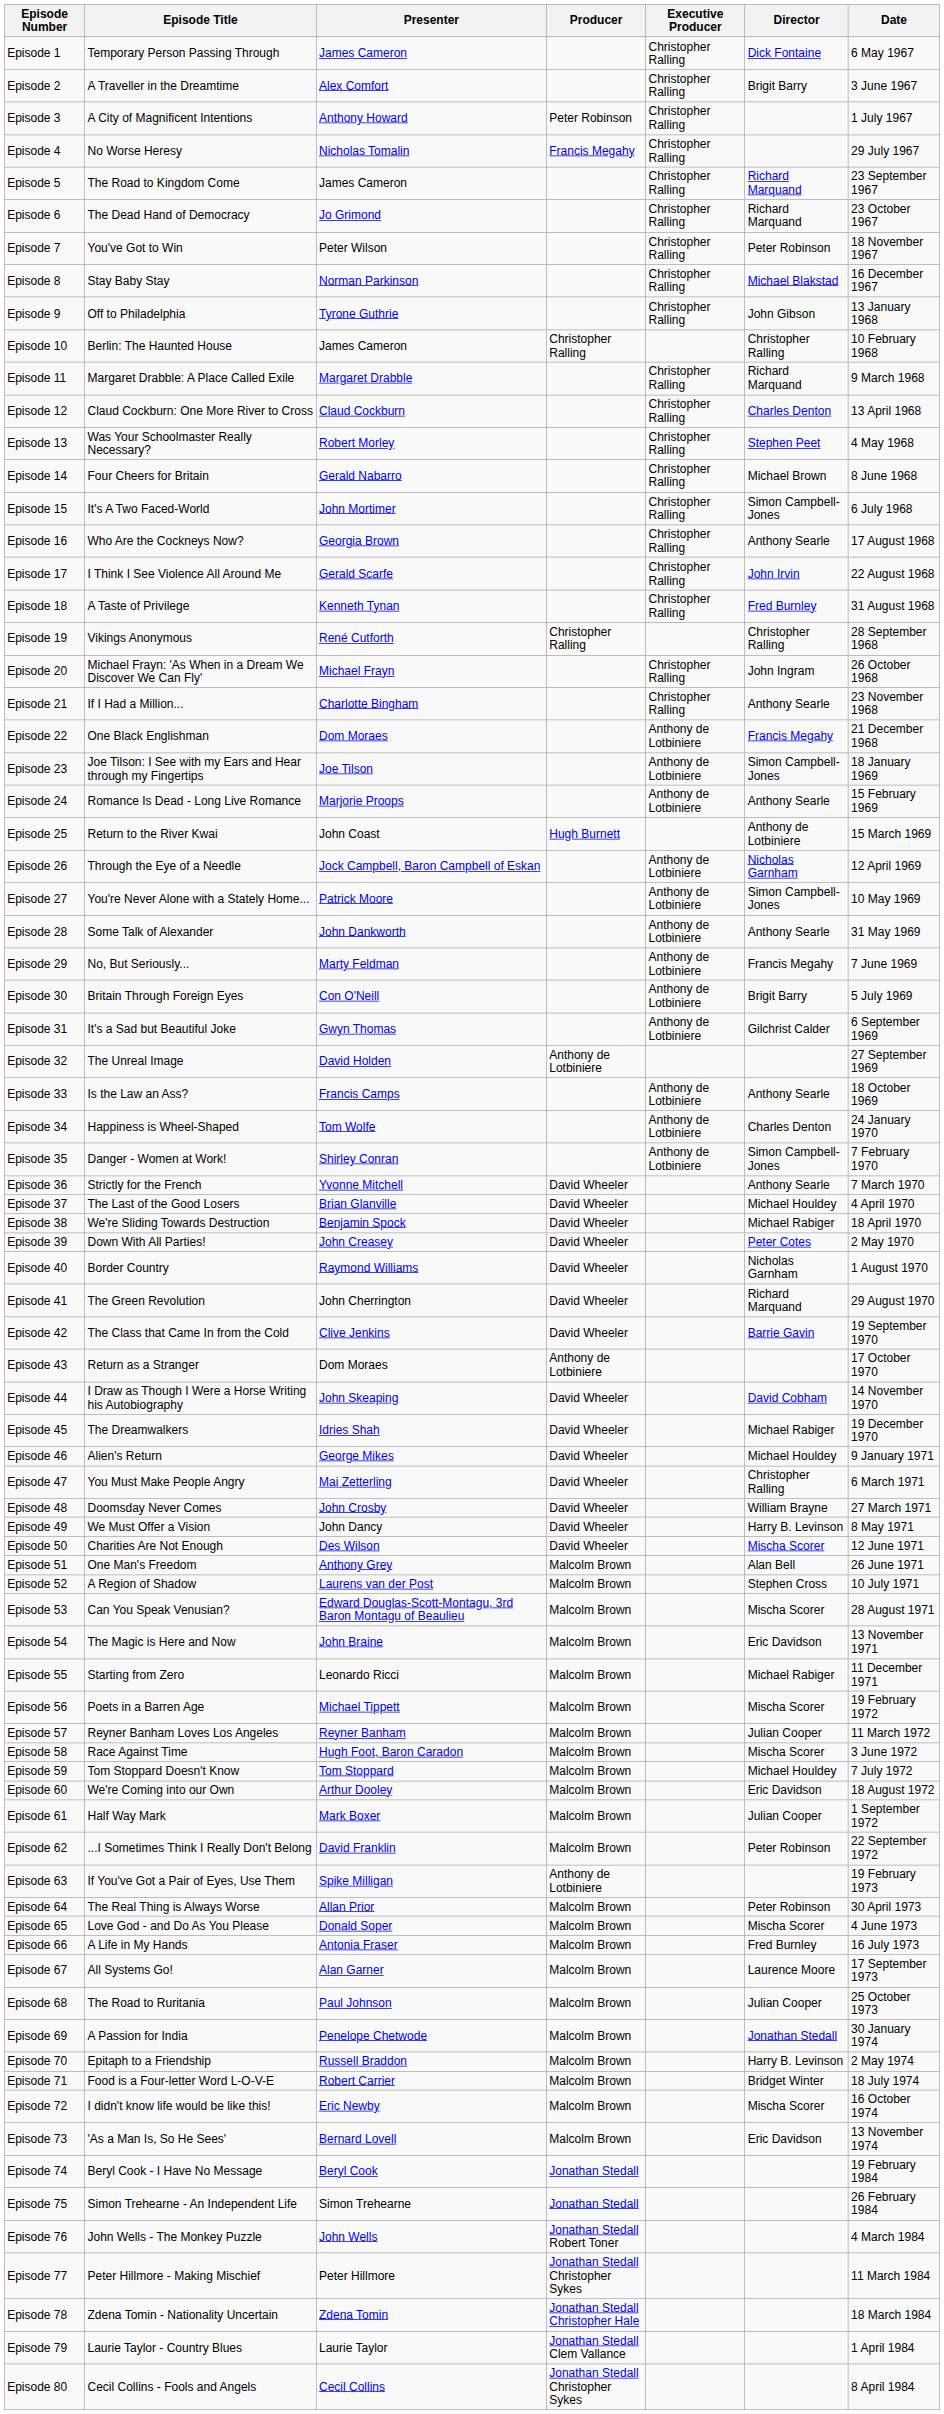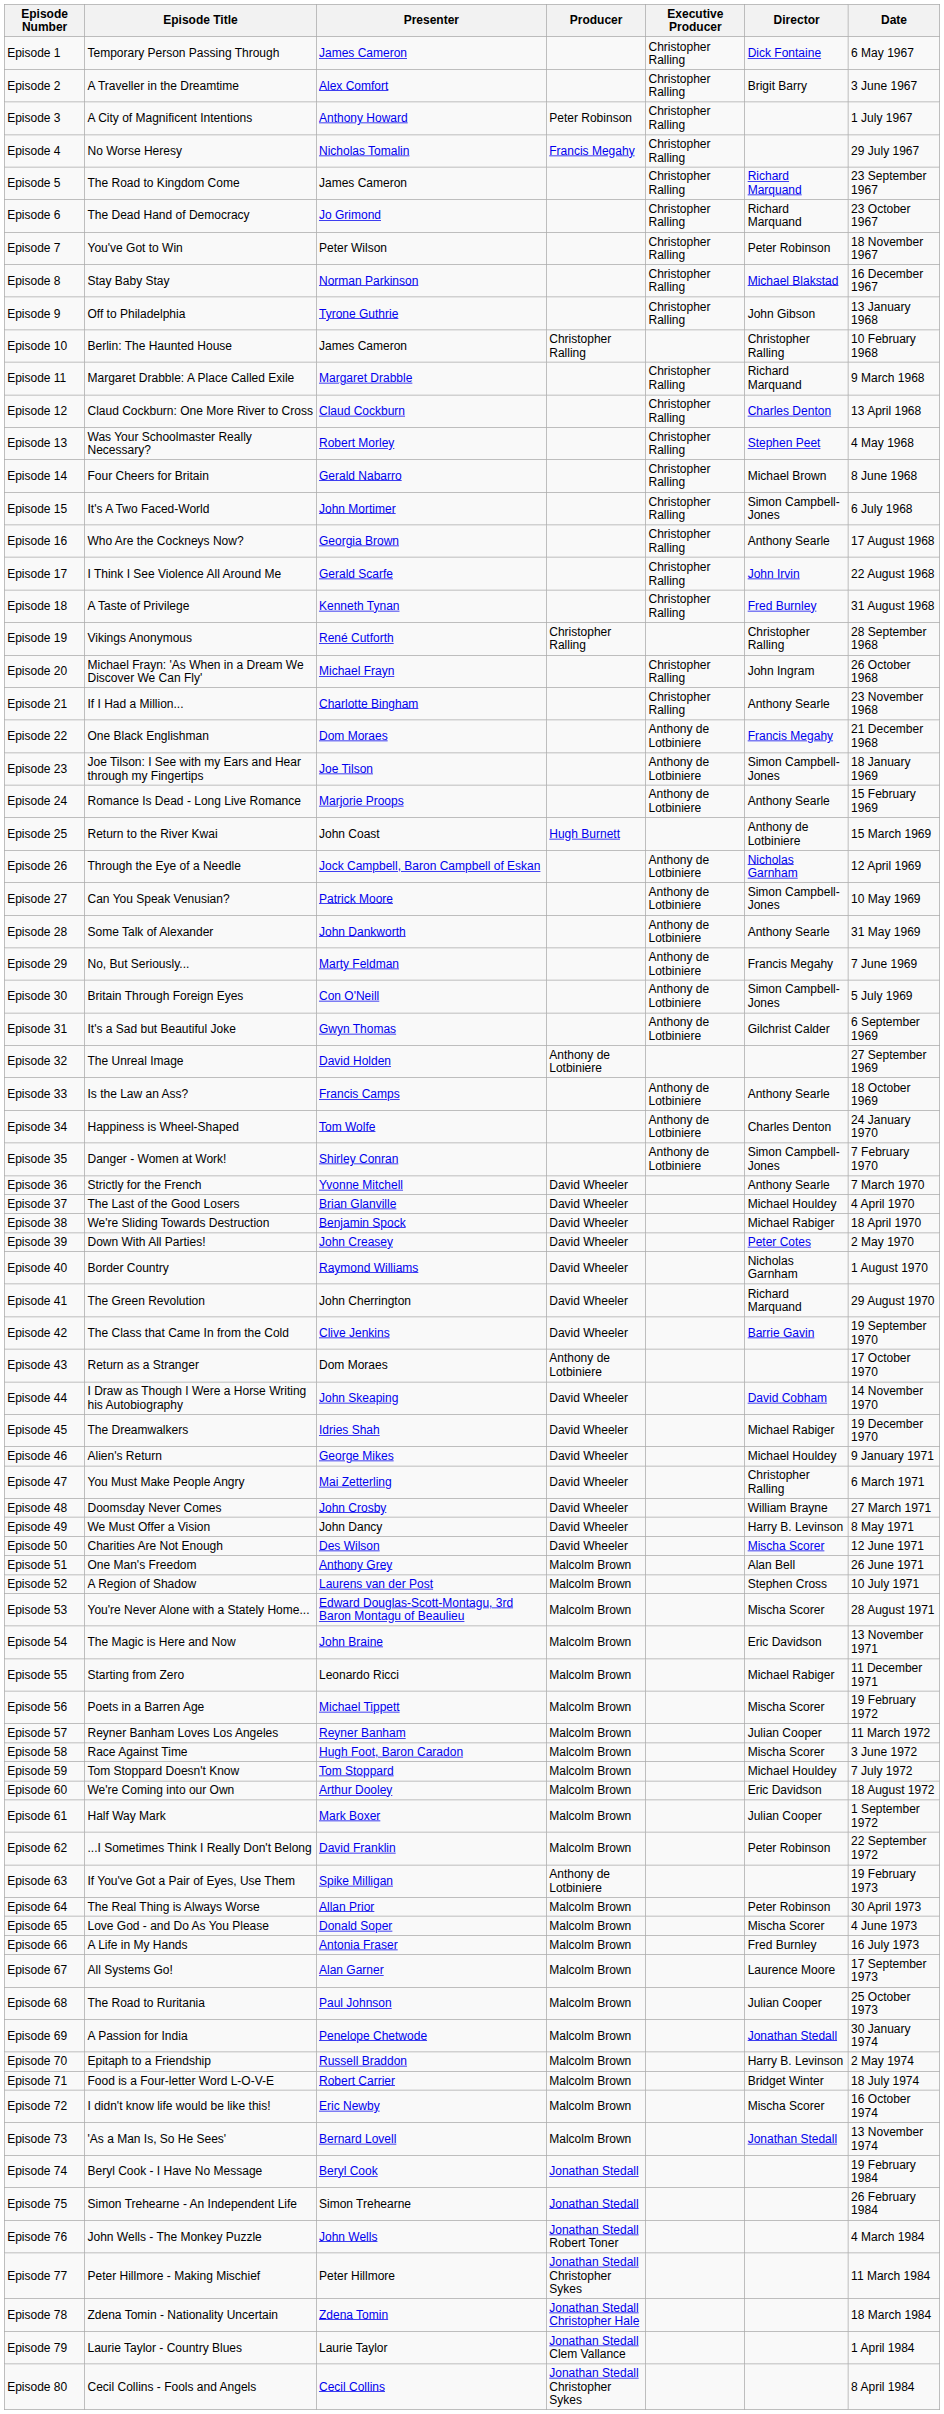(198, 899) You're Never Alone with a Stately Home... -> (159, 899) Can You Speak Venusian?
(777, 996) Brigit Barry -> (794, 996) Simon Campbell-Jones
(159, 1609) Can You Speak Venusian? -> (198, 1609) You're Never Alone with a Stately Home...
(785, 2139) Eric Davidson -> (792, 2139) Jonathan Stedall
